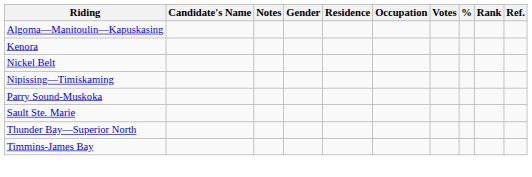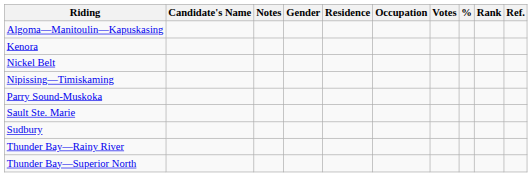+ row: (25, 130)
+ row: (65, 146)
- row: (50, 146)
